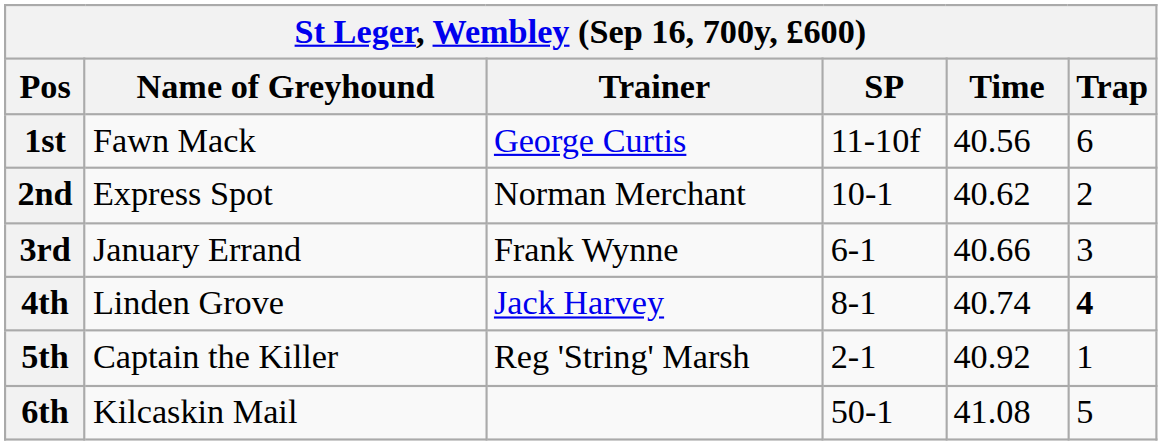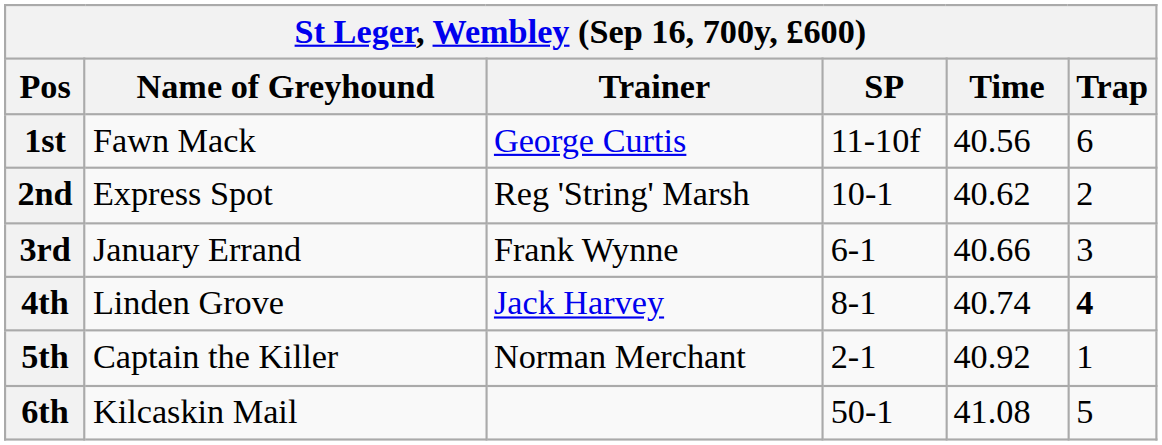(620, 194) Norman Merchant -> (622, 194) Reg 'String' Marsh
(622, 357) Reg 'String' Marsh -> (620, 357) Norman Merchant
